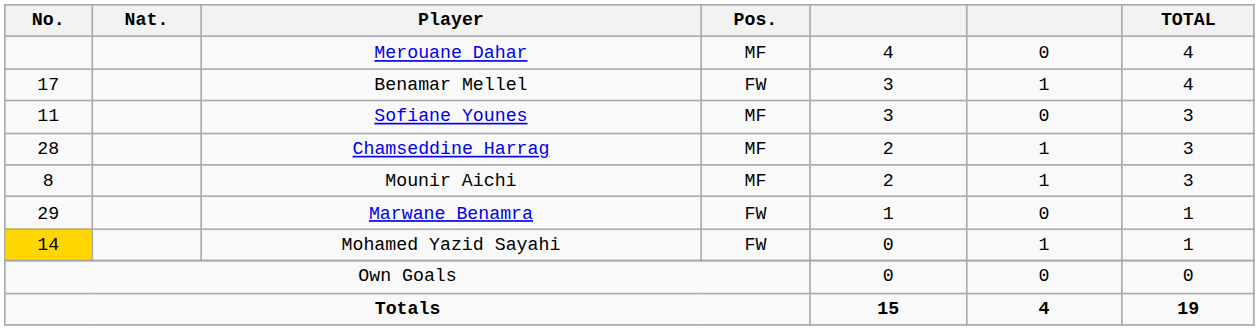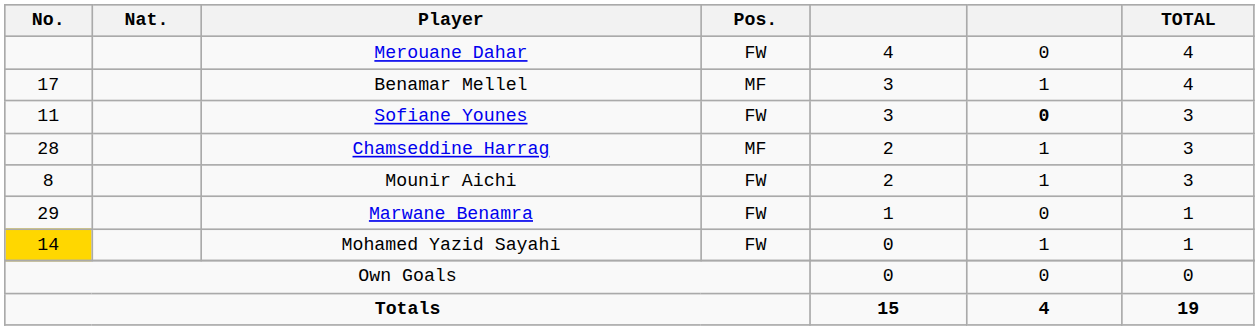(755, 53) MF -> (755, 53) FW
(755, 85) FW -> (755, 85) MF
(755, 117) MF -> (755, 117) FW
(1044, 117) normal -> (1044, 117) bold
(755, 181) MF -> (755, 181) FW
